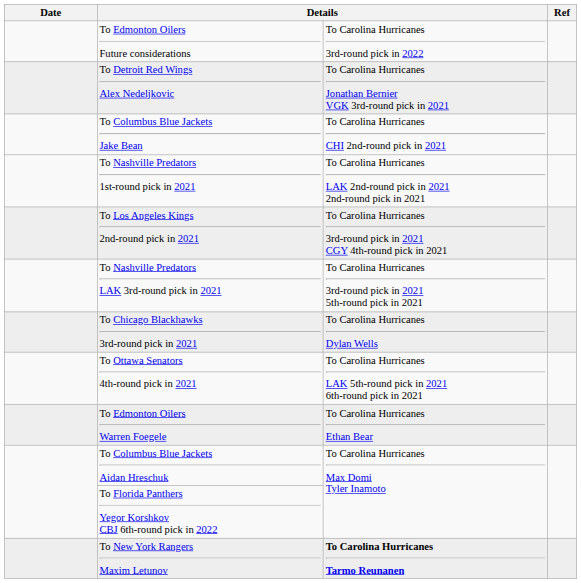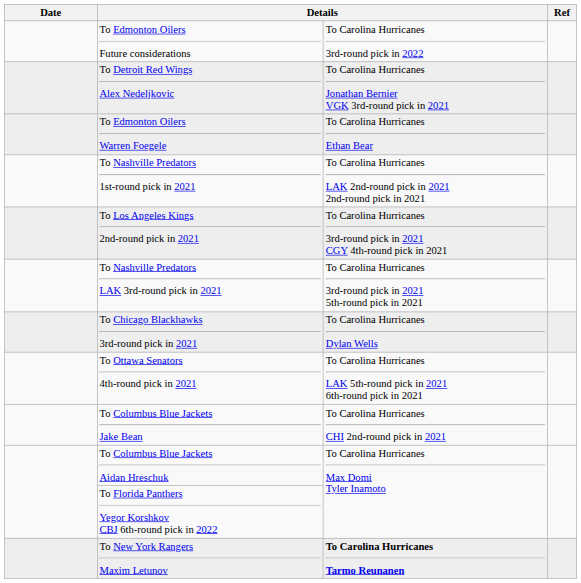rows swapped: (210, 134) <-> (210, 424)
